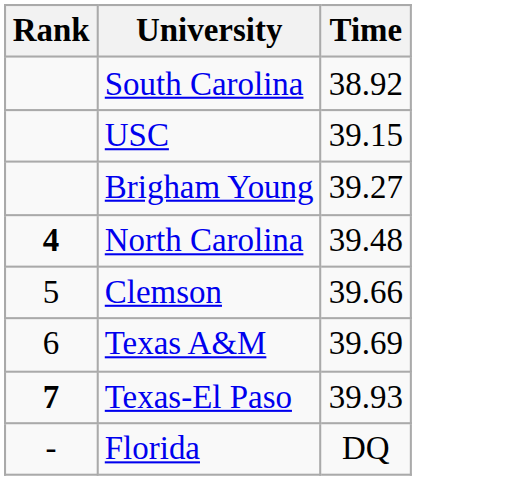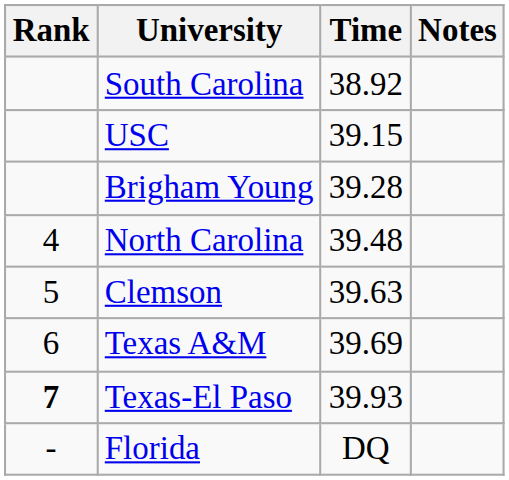+ column: (457, 30)
(366, 187) 39.27 -> (366, 187) 39.28
(51, 239) bold -> (51, 239) normal
(366, 291) 39.66 -> (366, 291) 39.63
